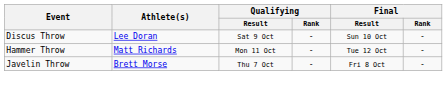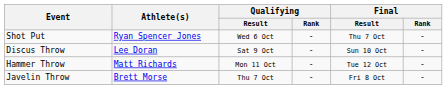+ row: (26, 36)
